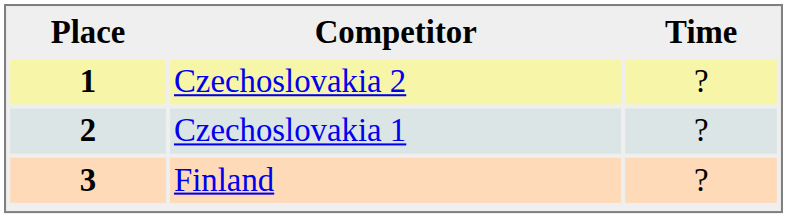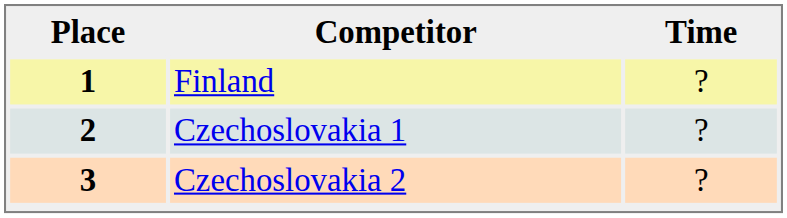(290, 81) Czechoslovakia 2 -> (224, 81) Finland
(224, 179) Finland -> (290, 179) Czechoslovakia 2
